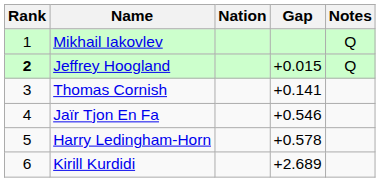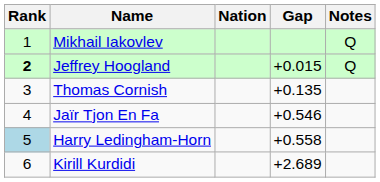(298, 90) +0.141 -> (298, 90) +0.135
(27, 139) no background -> (27, 139) lightblue background
(298, 139) +0.578 -> (298, 139) +0.558
